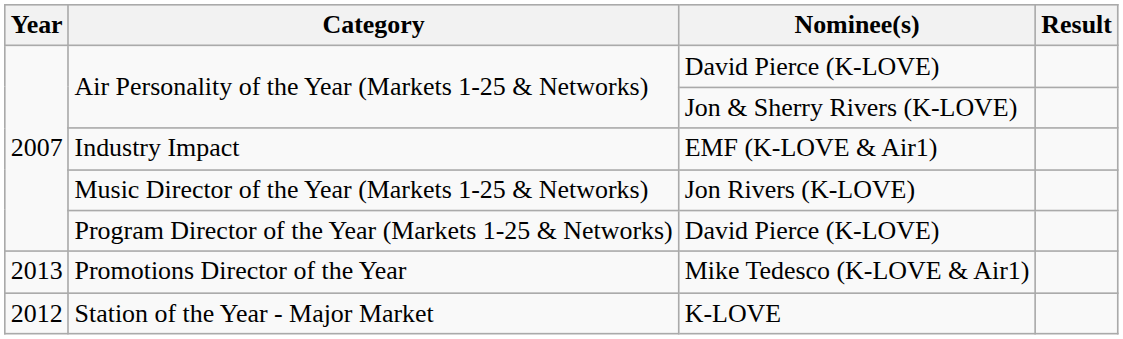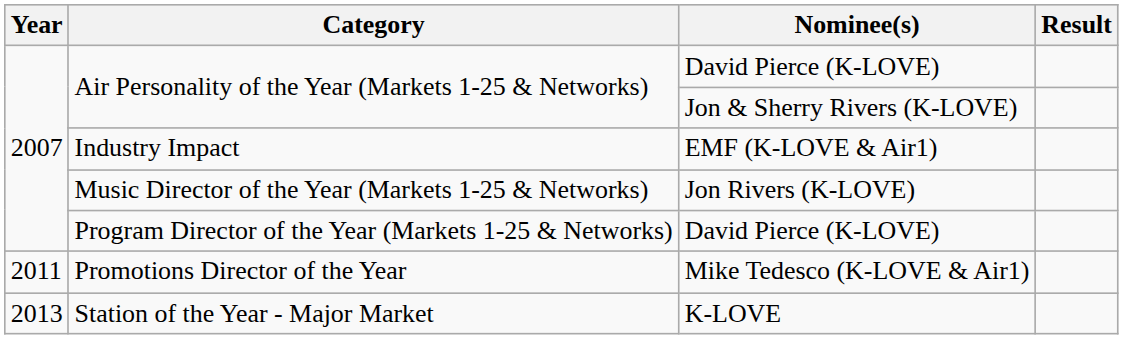(37, 271) 2013 -> (36, 271) 2011
(37, 312) 2012 -> (37, 312) 2013
